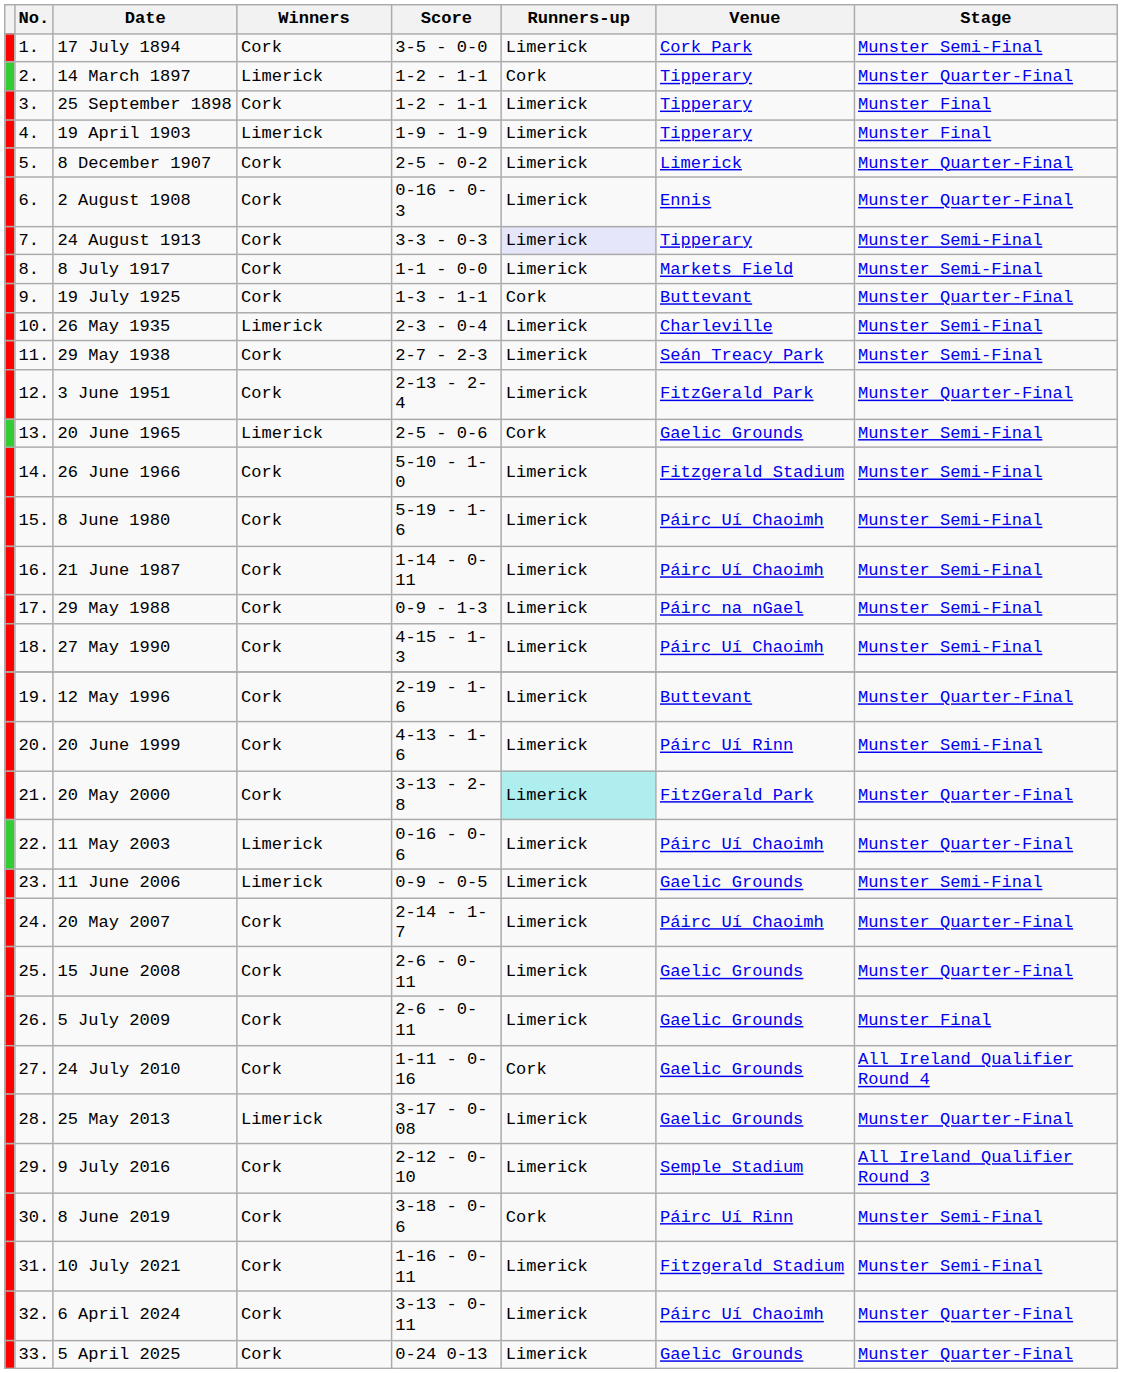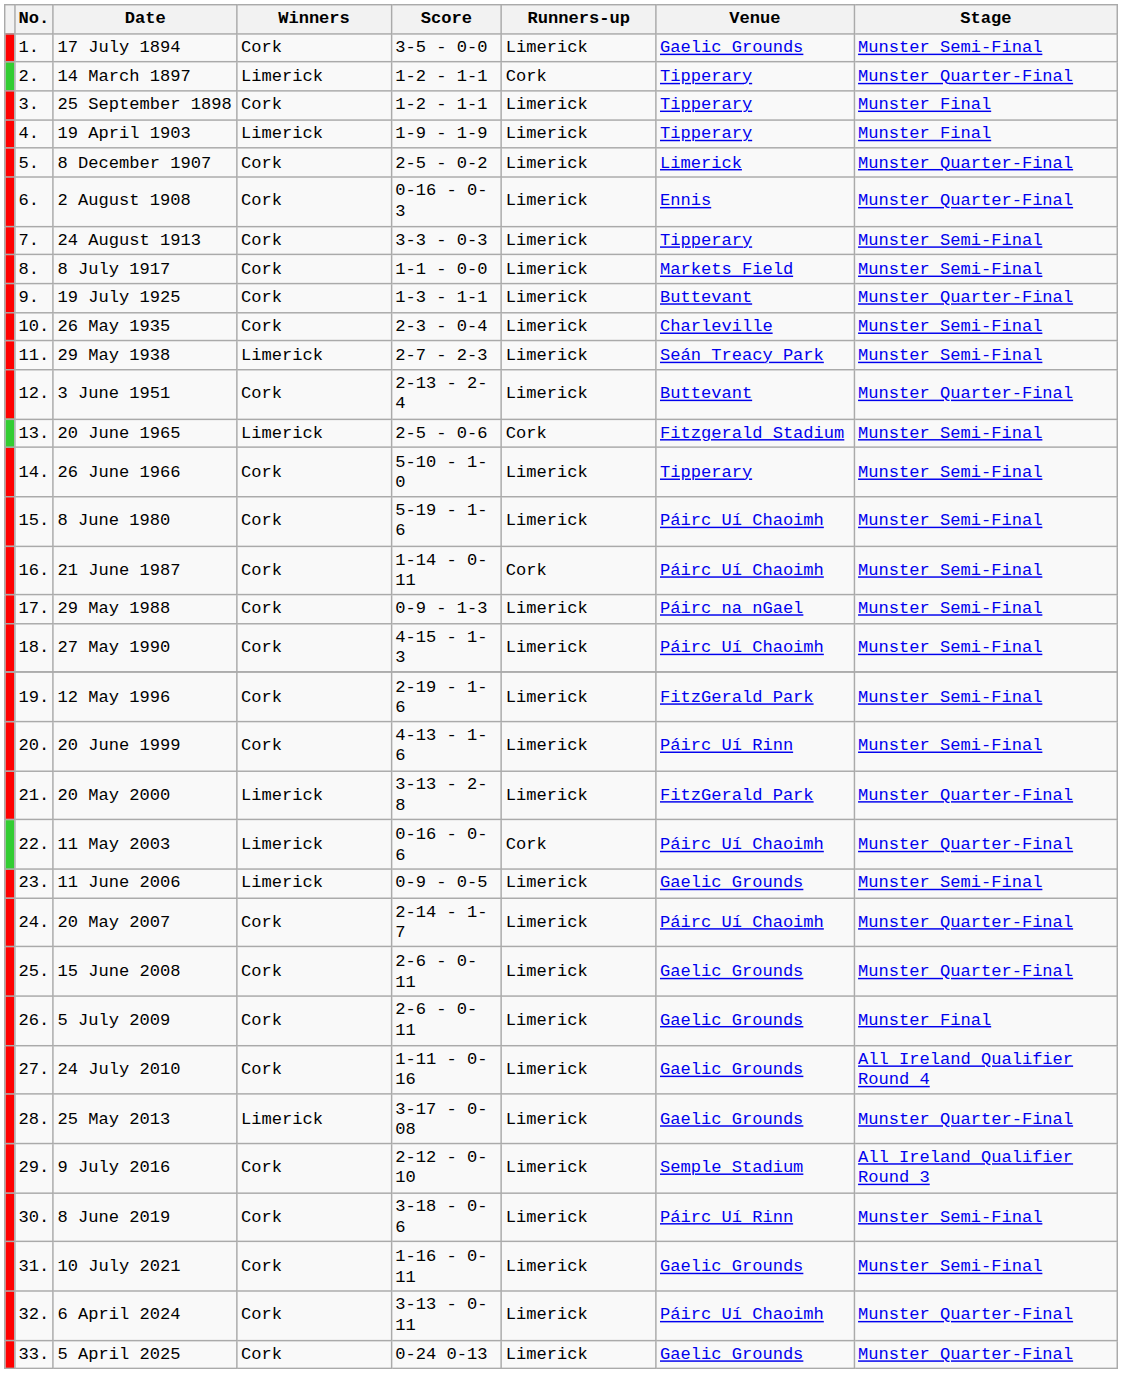(706, 47) Cork Park -> (732, 47) Gaelic Grounds
(547, 240) lavender background -> (547, 240) no background
(526, 297) Cork -> (547, 297) Limerick
(282, 326) Limerick -> (262, 326) Cork
(262, 355) Cork -> (282, 355) Limerick
(737, 394) FitzGerald Park -> (706, 394) Buttevant
(732, 433) Gaelic Grounds -> (752, 433) Fitzgerald Stadium
(752, 472) Fitzgerald Stadium -> (706, 472) Tipperary
(547, 570) Limerick -> (526, 570) Cork
(706, 697) Buttevant -> (737, 697) FitzGerald Park
(966, 697) Munster Quarter-Final -> (950, 697) Munster Semi-Final
(262, 795) Cork -> (282, 795) Limerick
(547, 795) paleturquoise background -> (547, 795) no background
(547, 844) Limerick -> (526, 844) Cork
(526, 1070) Cork -> (547, 1070) Limerick
(526, 1217) Cork -> (547, 1217) Limerick
(752, 1266) Fitzgerald Stadium -> (732, 1266) Gaelic Grounds
